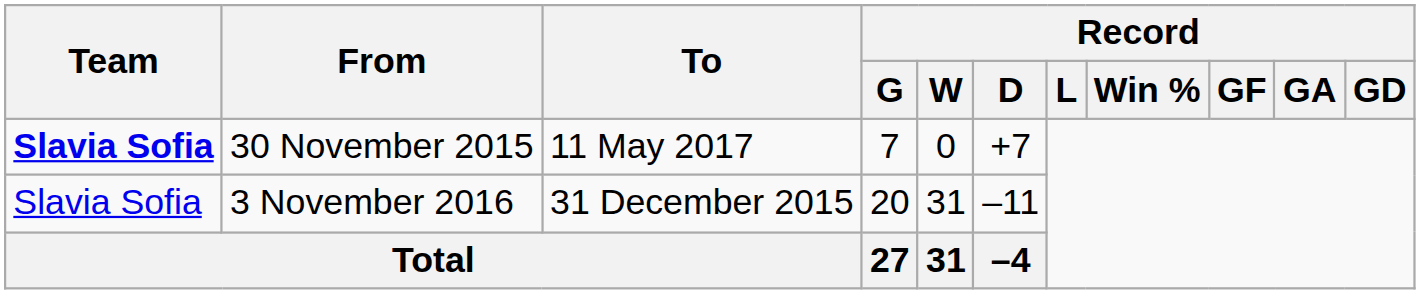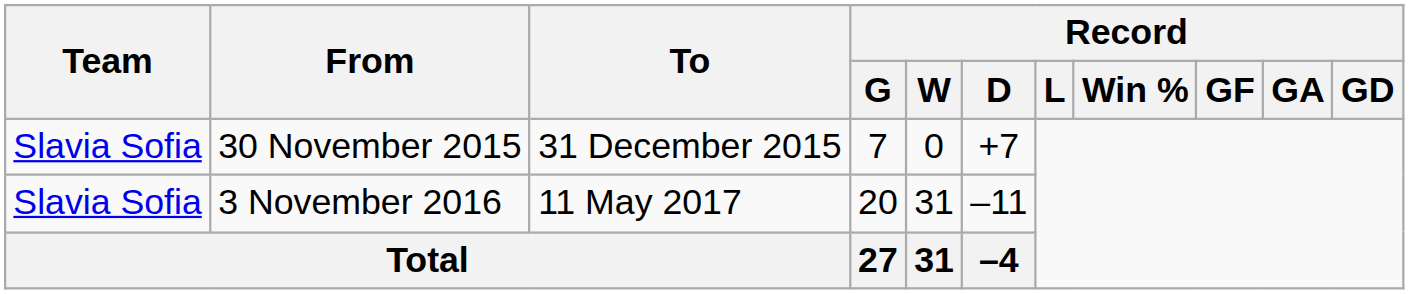(113, 145) bold -> (108, 145) normal
(652, 145) 11 May 2017 -> (690, 145) 31 December 2015
(702, 202) 31 December 2015 -> (640, 202) 11 May 2017
